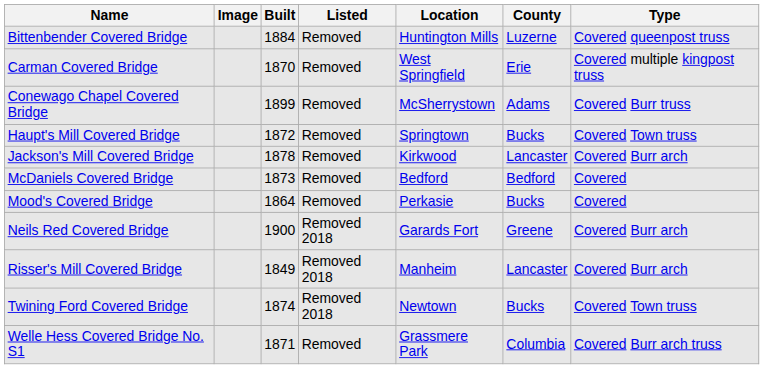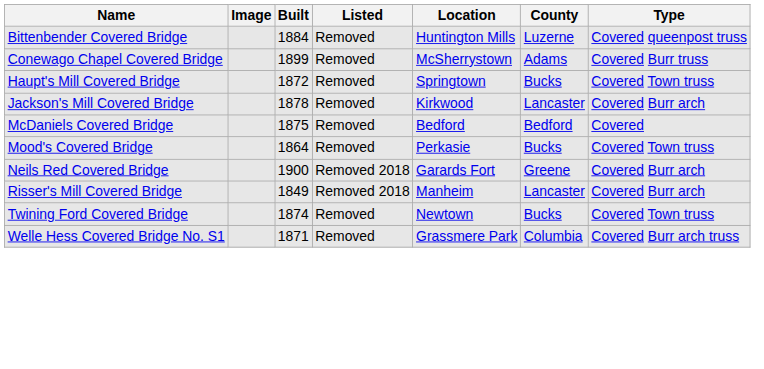- row: (83, 67)
(280, 179) 1873 -> (293, 125) 1875
(600, 201) Covered -> (653, 147) Covered Town truss
(332, 306) Removed 2018 -> (345, 214) Removed
